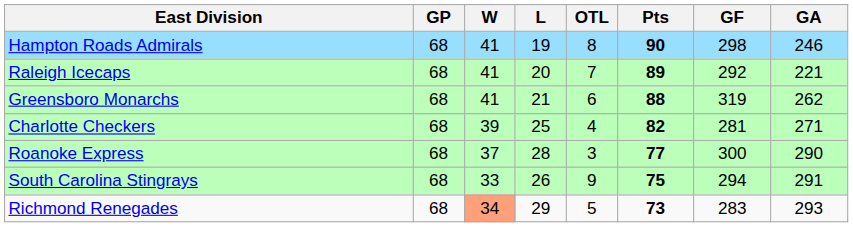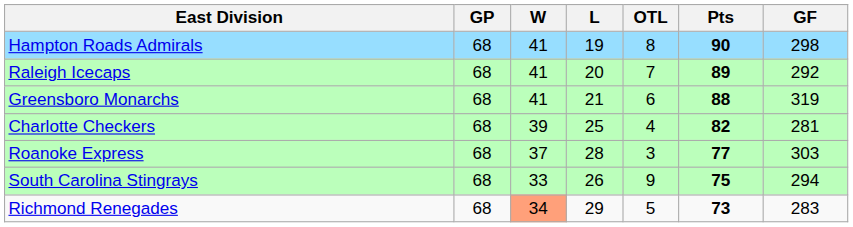- column: (809, 18)
(732, 153) 300 -> (805, 153) 303
